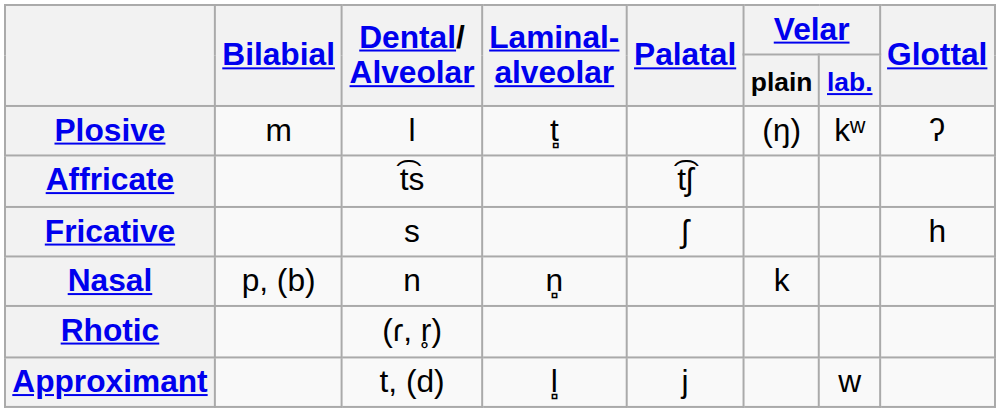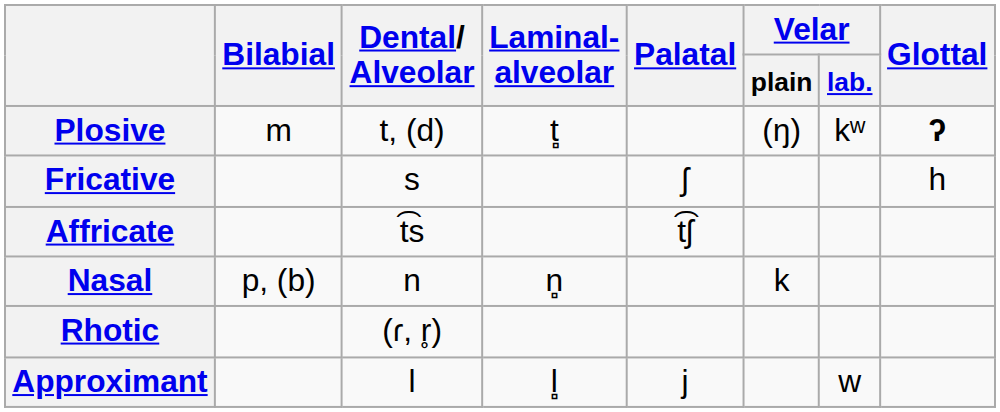(412, 130) l -> (412, 130) t, (d)
(937, 130) normal -> (937, 130) bold
rows swapped: (110, 180) <-> (110, 230)
(412, 381) t, (d) -> (412, 381) l
